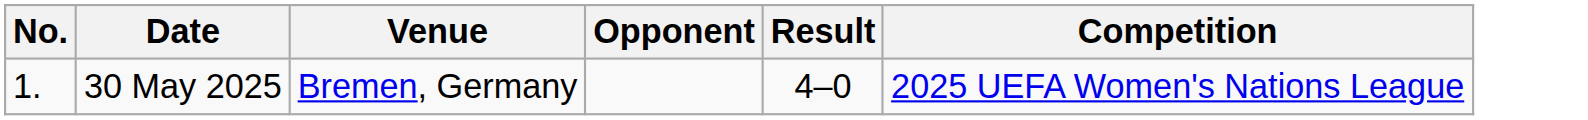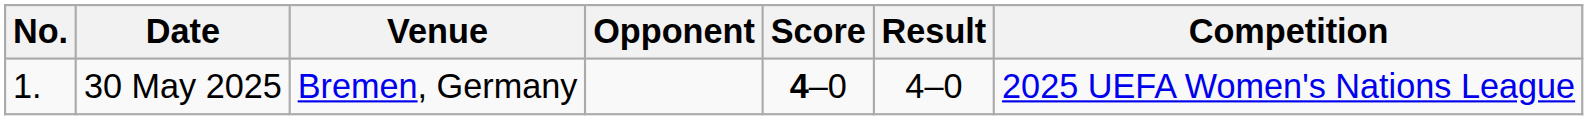+ column: (818, 31)
